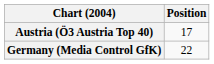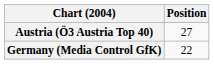(186, 31) 17 -> (186, 31) 27
